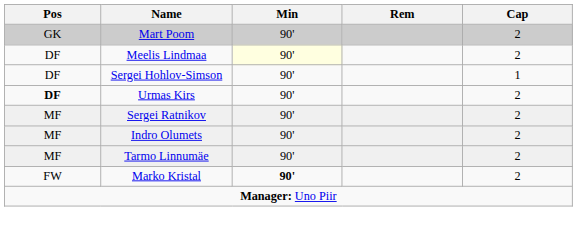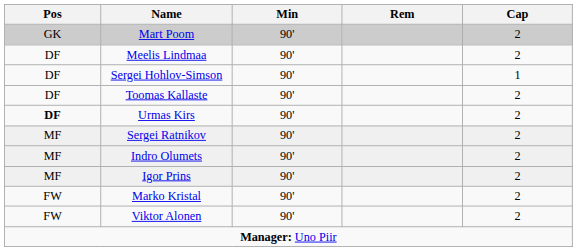(287, 54) lightyellow background -> (287, 54) no background
+ row: (166, 94)
- row: (166, 155)
+ row: (166, 175)
(287, 175) bold -> (287, 195) normal
+ row: (166, 216)
